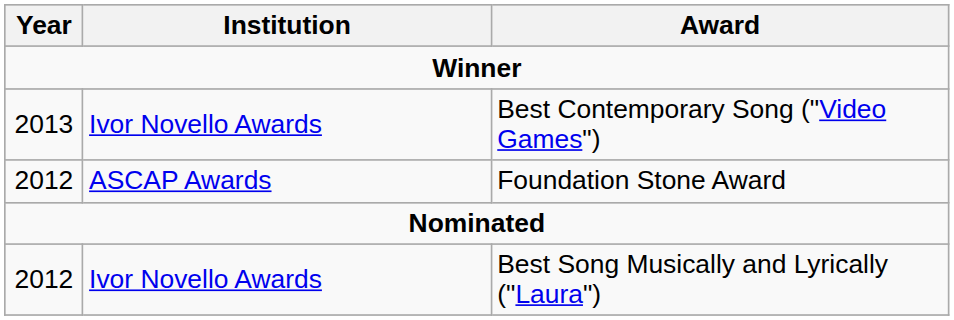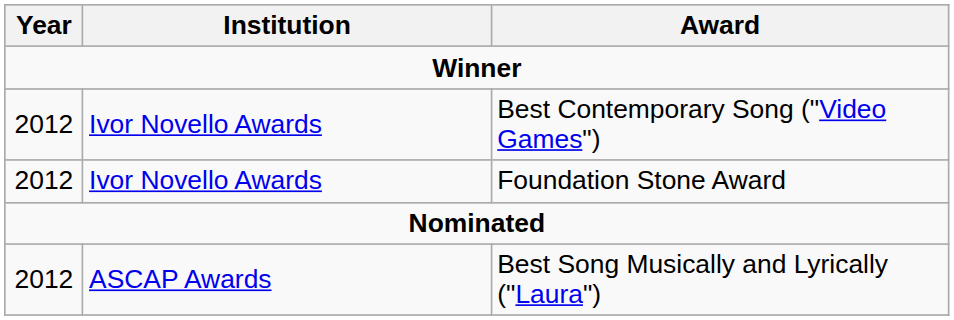(44, 124) 2013 -> (44, 124) 2012
(180, 180) ASCAP Awards -> (205, 180) Ivor Novello Awards
(205, 279) Ivor Novello Awards -> (180, 279) ASCAP Awards
